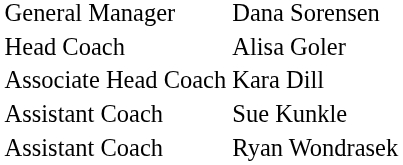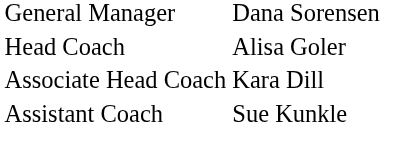- row: (315, 147)
